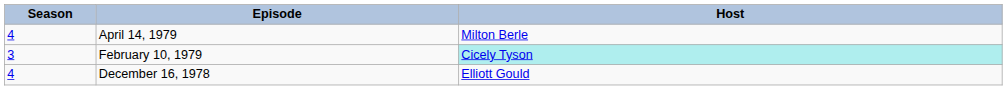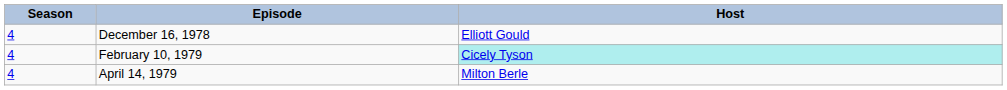rows swapped: (154, 74) <-> (138, 34)
(11, 54) 3 -> (11, 54) 4
